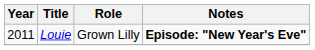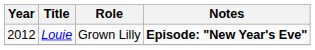(21, 34) 2011 -> (21, 34) 2012
